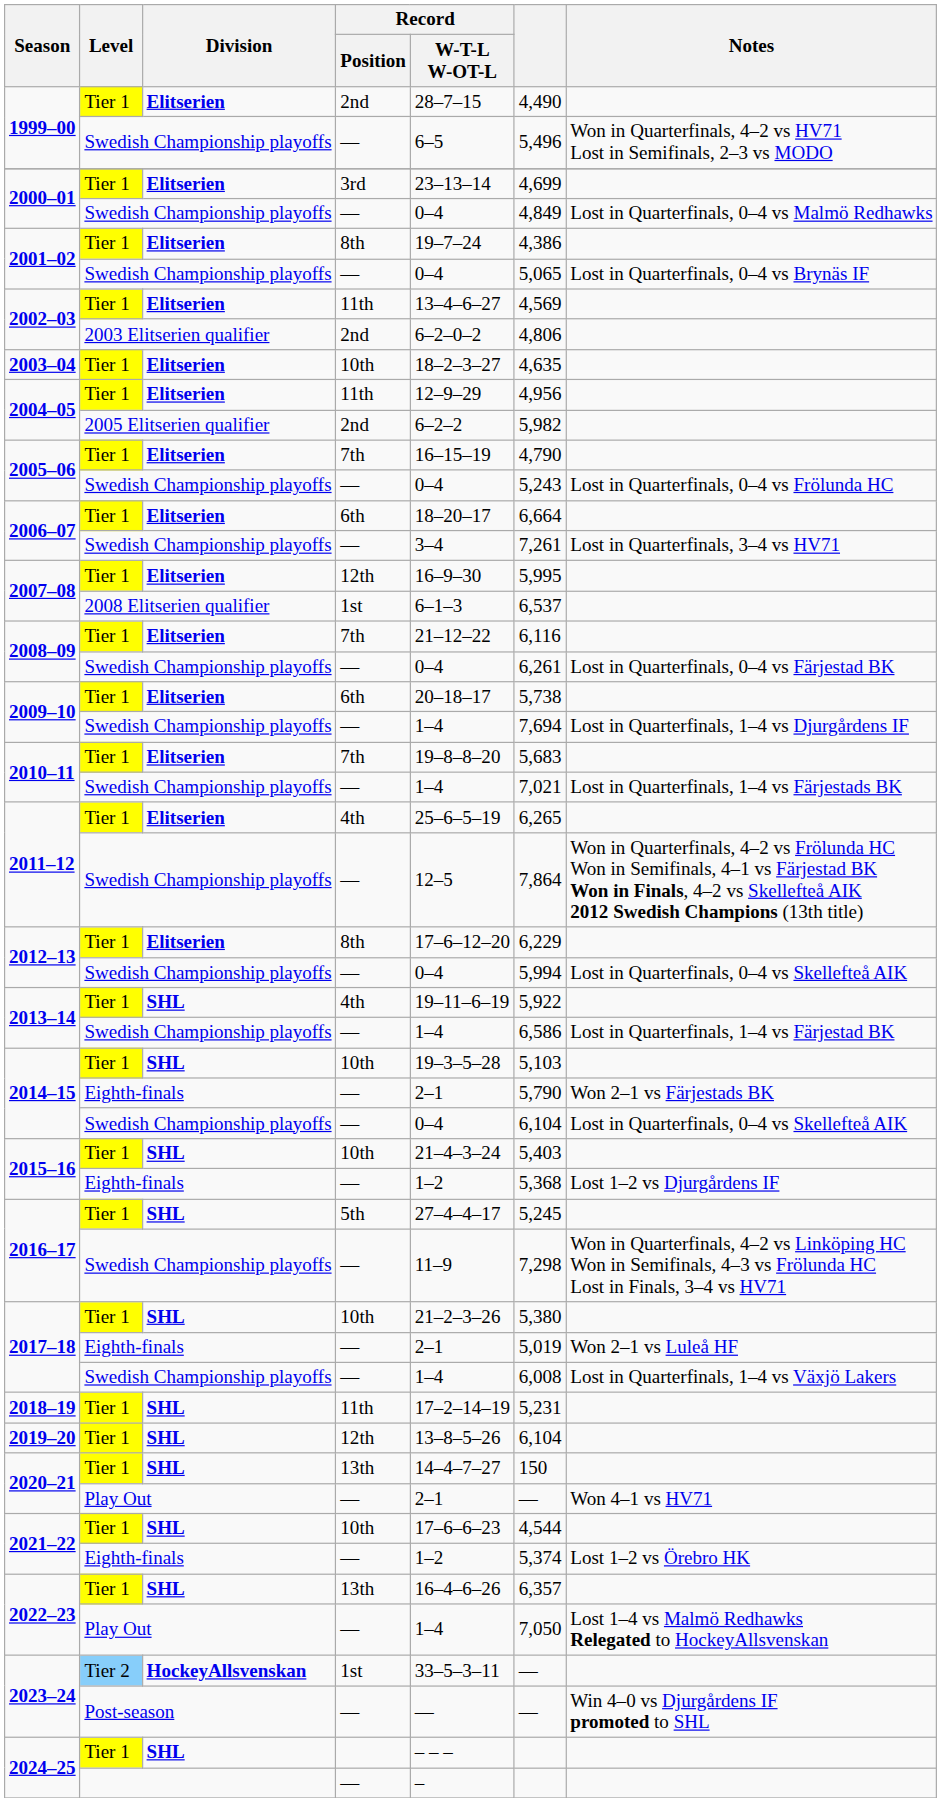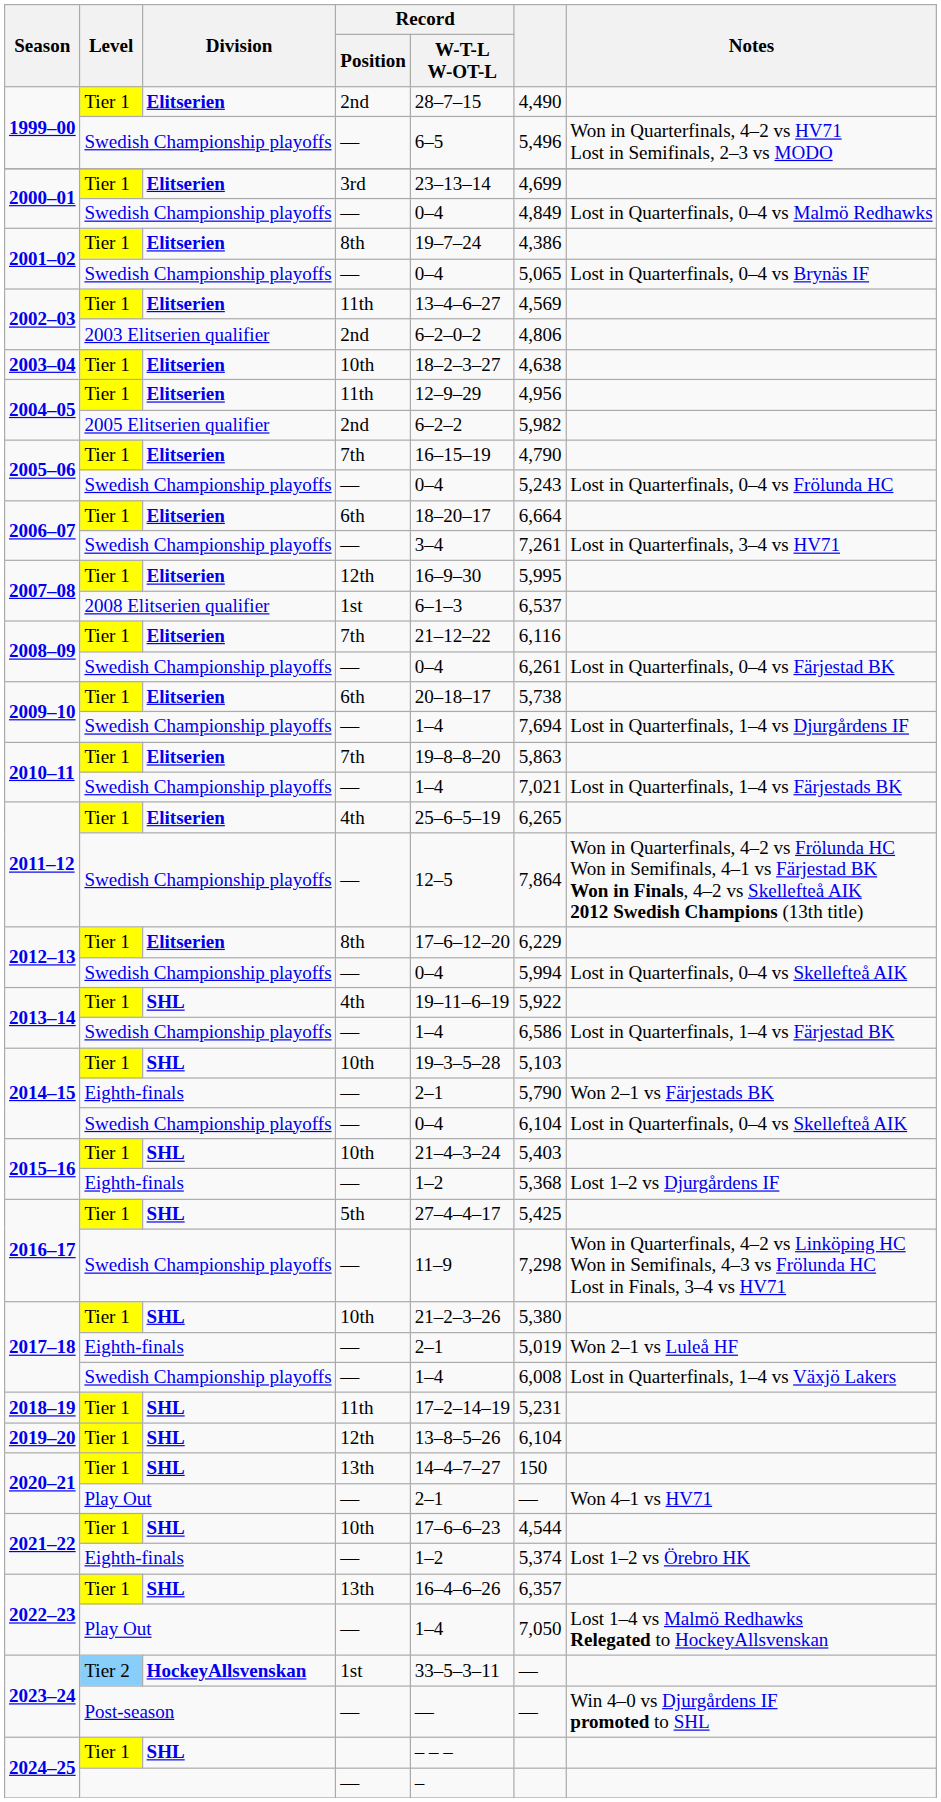(540, 364) 4,635 -> (540, 364) 4,638
(540, 756) 5,683 -> (540, 756) 5,863
(540, 1213) 5,245 -> (540, 1213) 5,425
